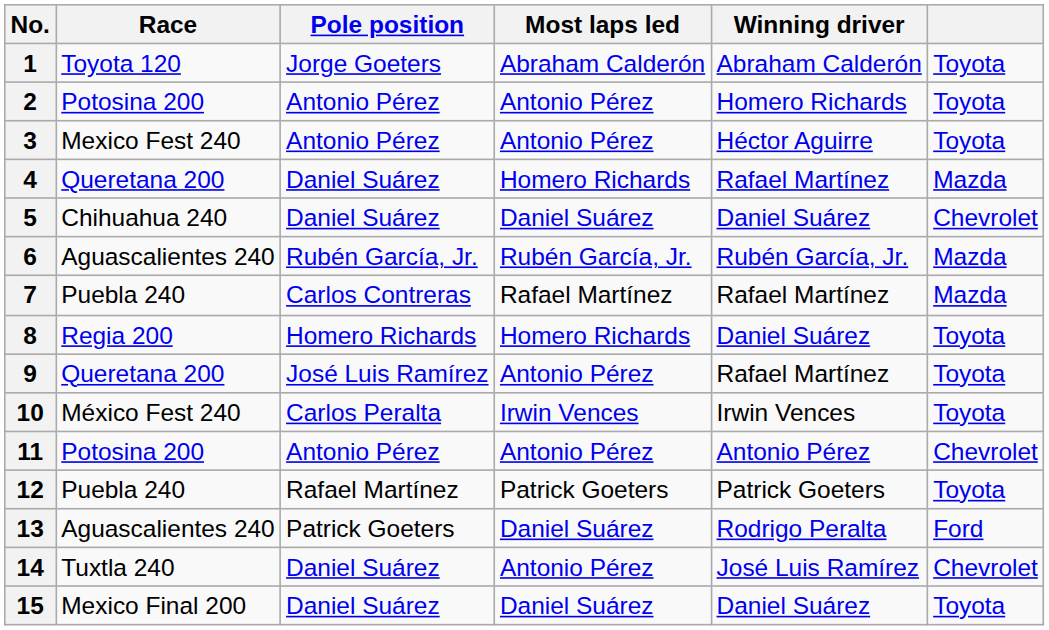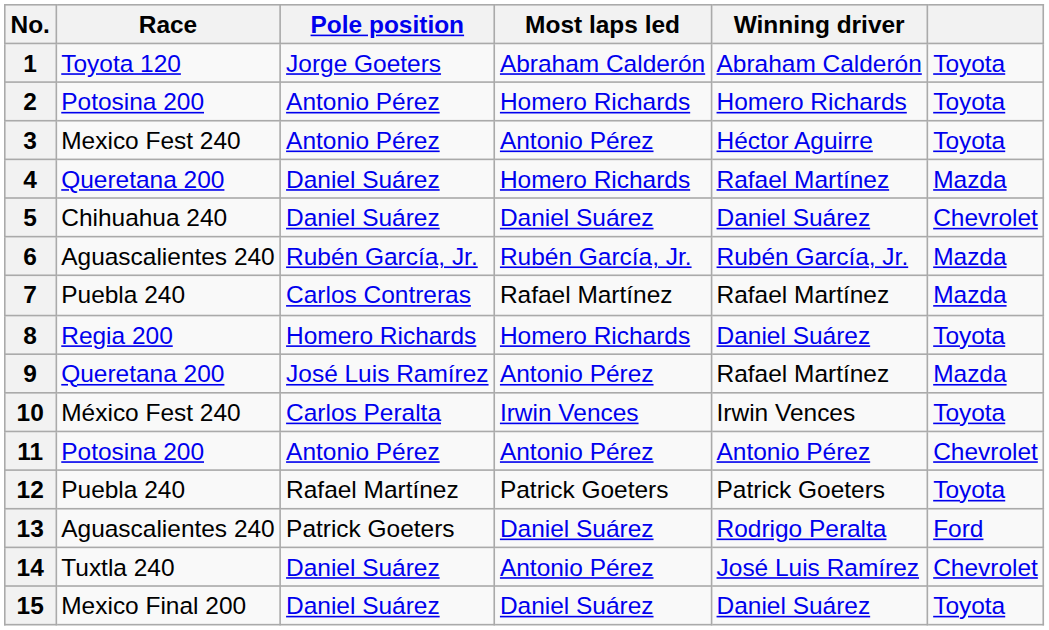(577, 102) Antonio Pérez -> (595, 102) Homero Richards
(969, 373) Toyota -> (970, 373) Mazda
